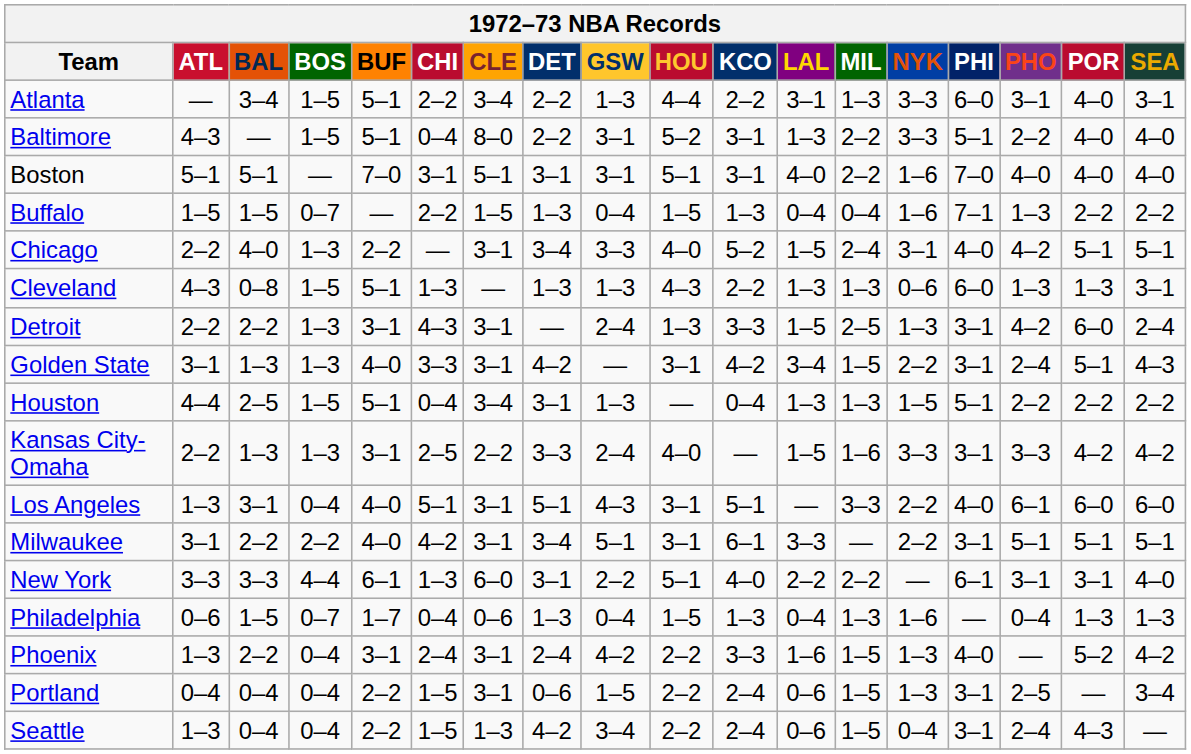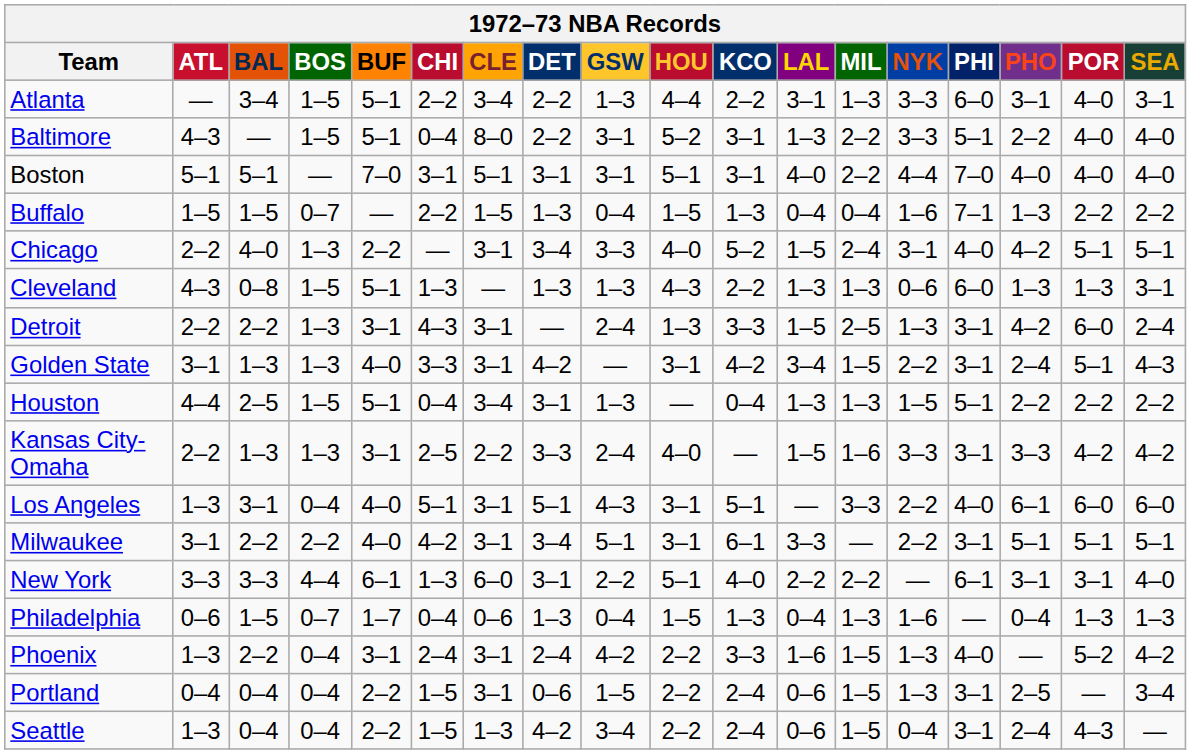(918, 175) 1–6 -> (918, 175) 4–4
